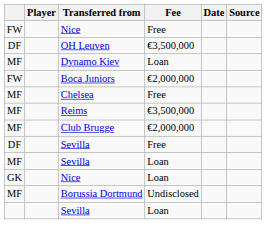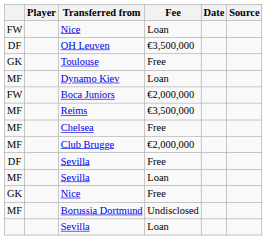(157, 29) Free -> (158, 29) Loan
+ row: (15, 62)
rows swapped: (15, 95) <-> (15, 111)
(158, 177) Loan -> (157, 194) Free
